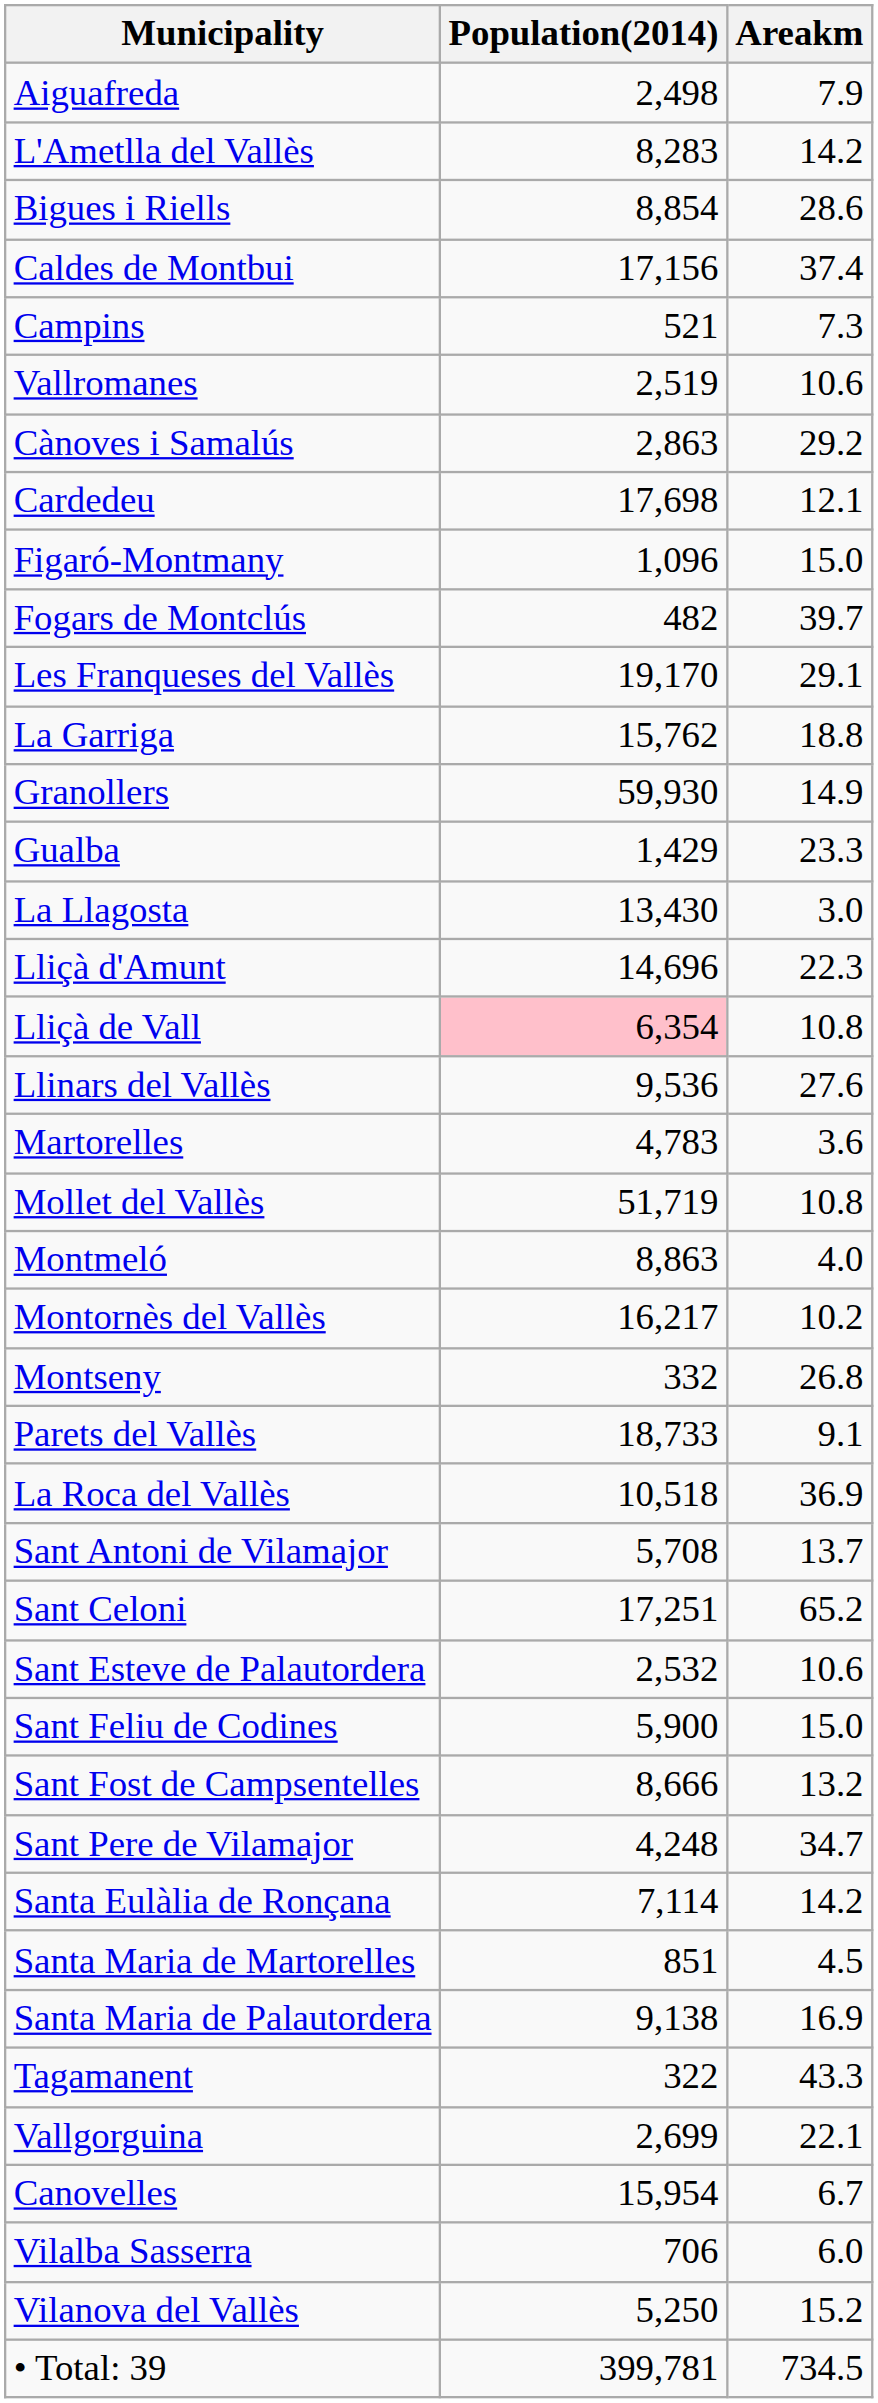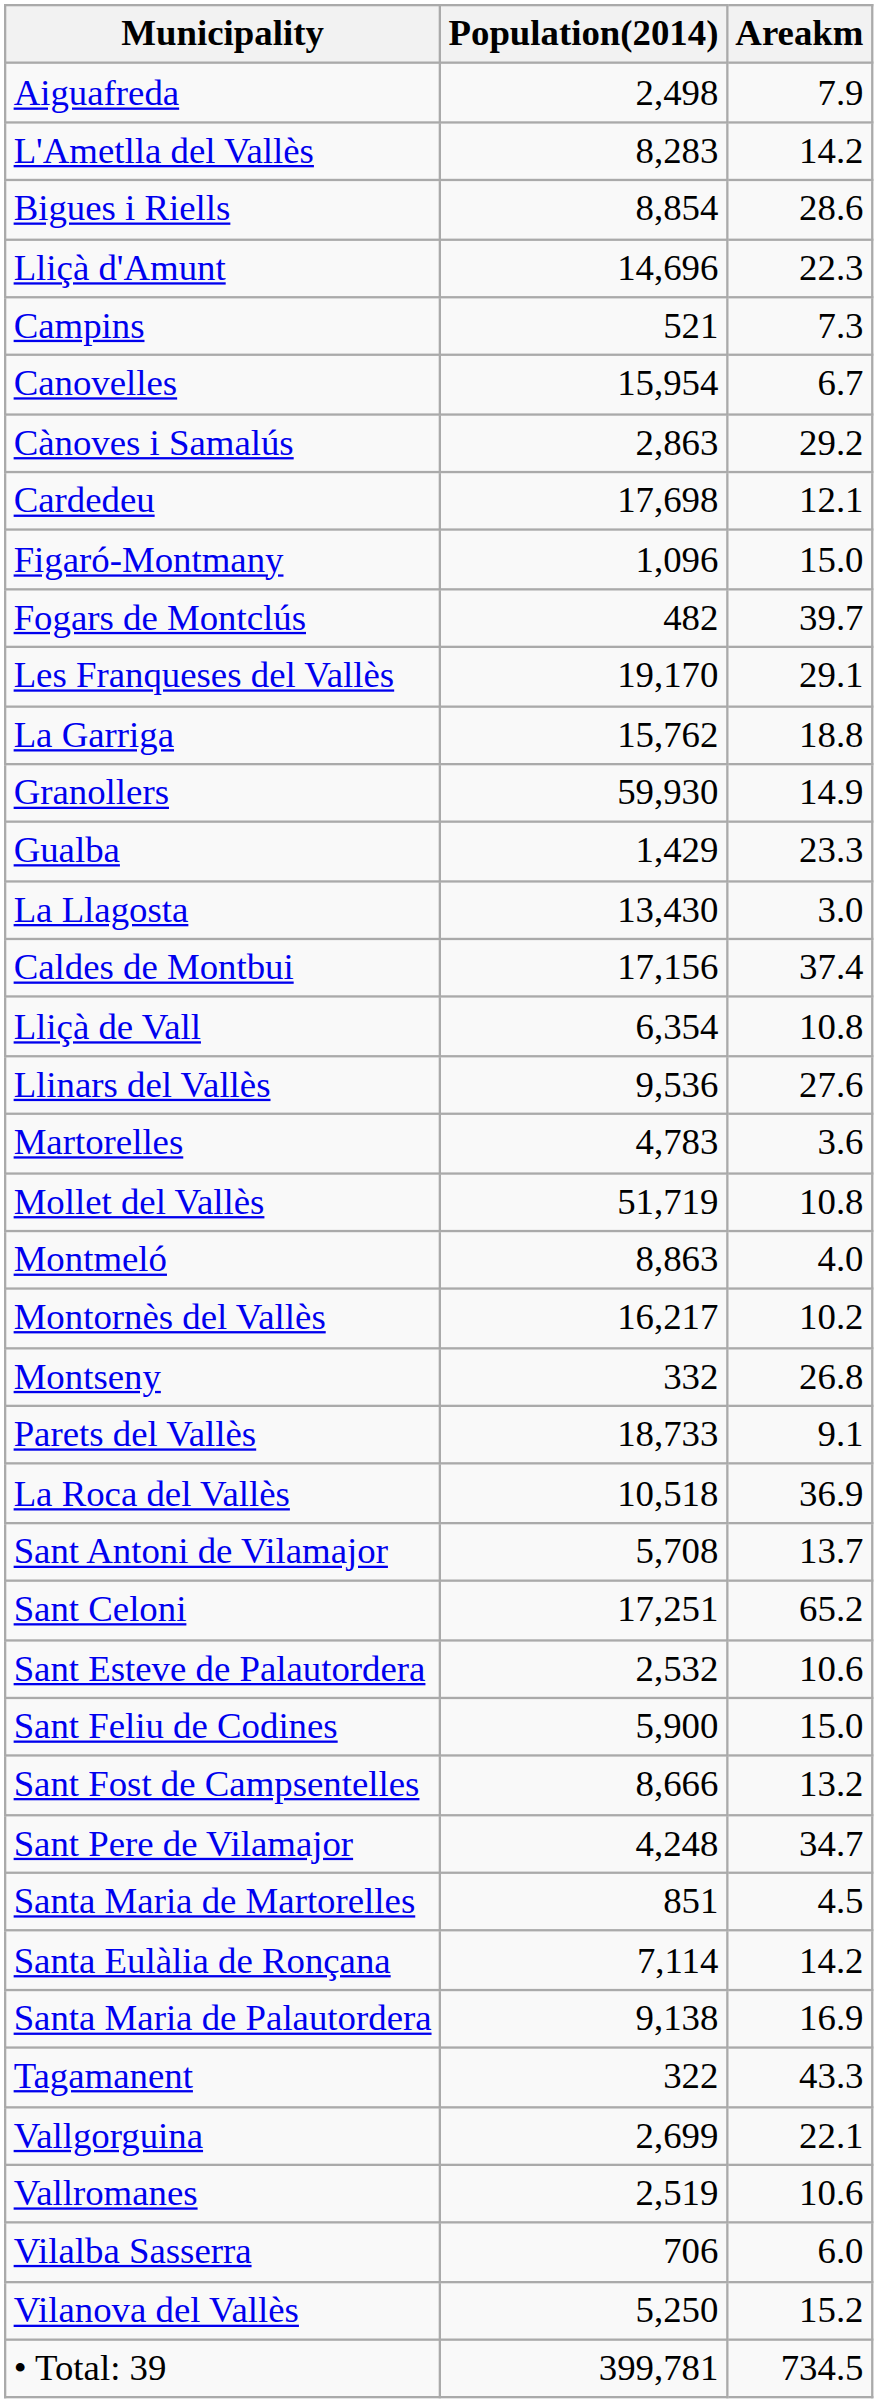rows swapped: (154, 267) <-> (120, 967)
rows swapped: (95, 2193) <-> (106, 383)
(677, 1025) pink background -> (677, 1025) no background
rows swapped: (202, 1901) <-> (214, 1959)
